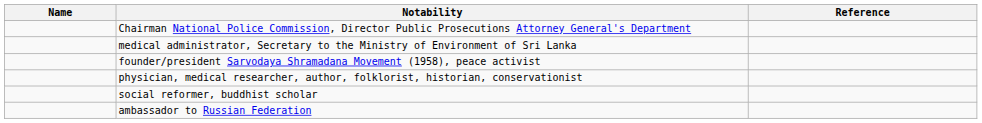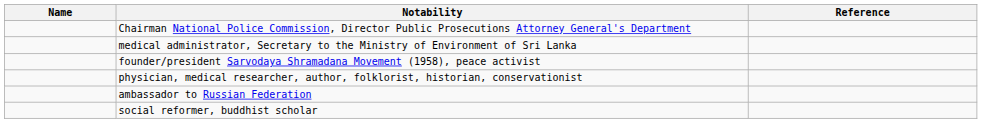rows swapped: (215, 110) <-> (218, 94)
